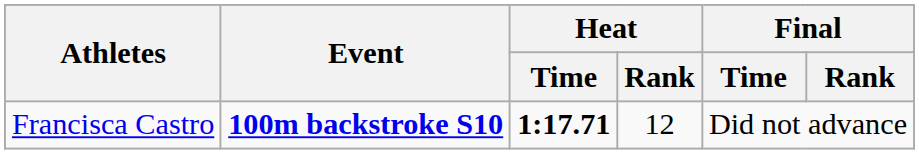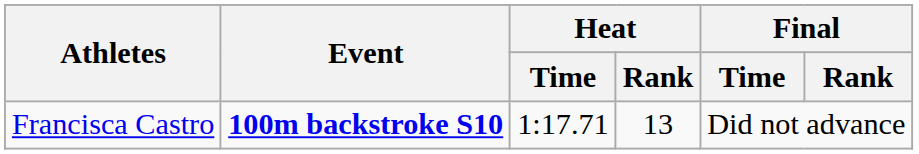(564, 124) bold -> (563, 124) normal
(660, 124) 12 -> (658, 124) 13
